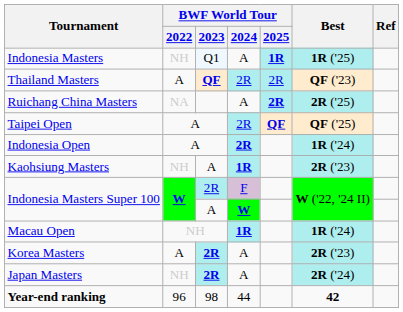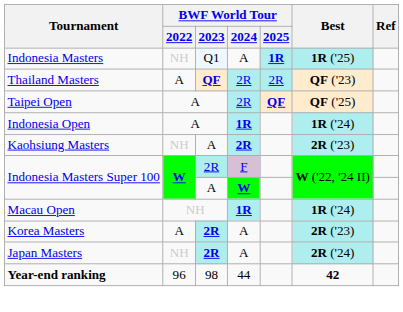- row: (72, 102)
(244, 145) 2R -> (244, 123) 1R
(244, 166) 1R -> (244, 145) 2R
